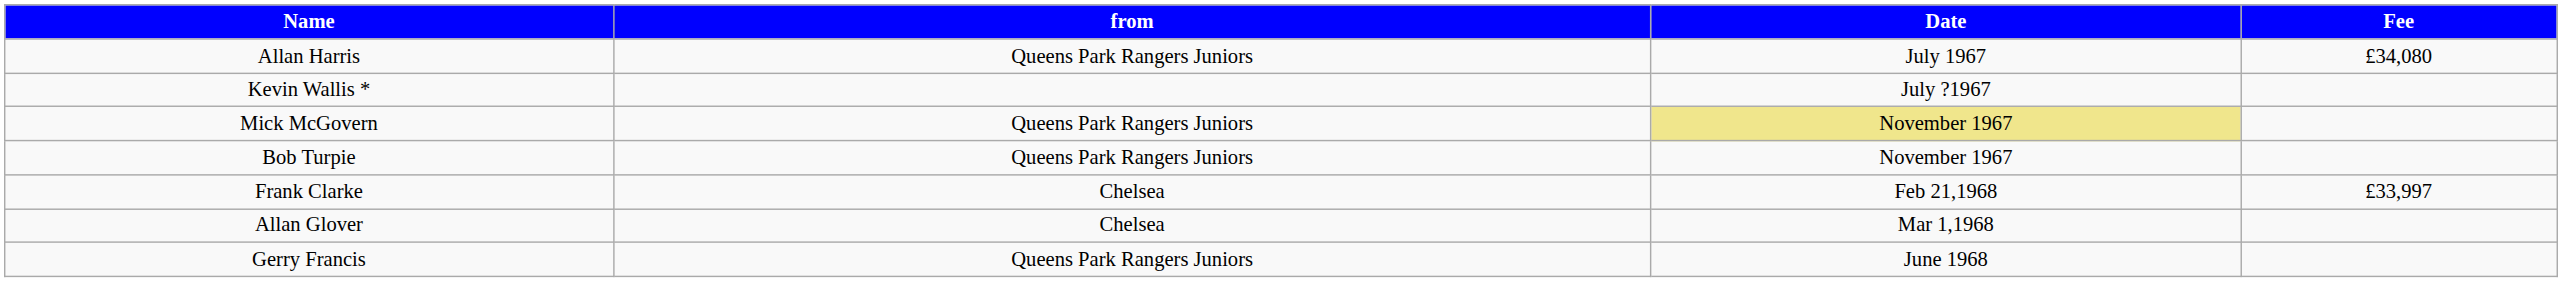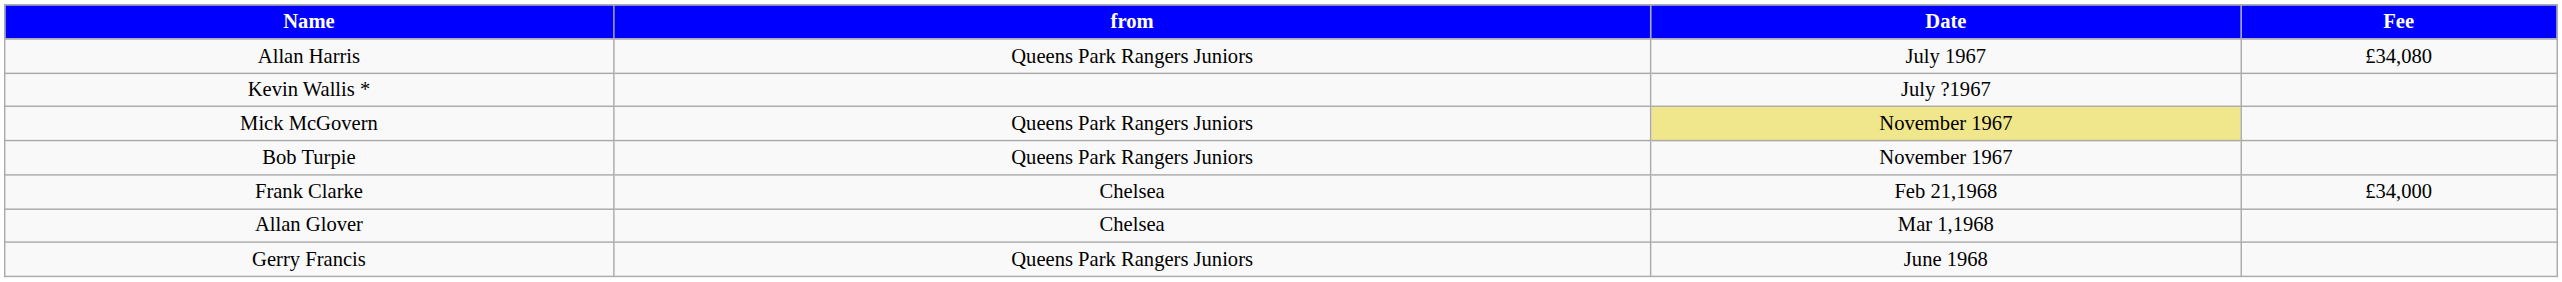(2399, 191) £33,997 -> (2399, 191) £34,000
